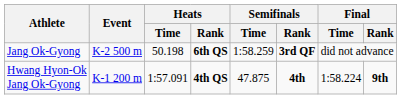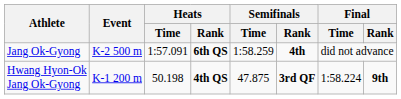(168, 52) 50.198 -> (168, 52) 1:57.091
(297, 52) 3rd QF -> (297, 52) 4th
(168, 78) 1:57.091 -> (168, 78) 50.198
(297, 78) 4th -> (297, 78) 3rd QF
